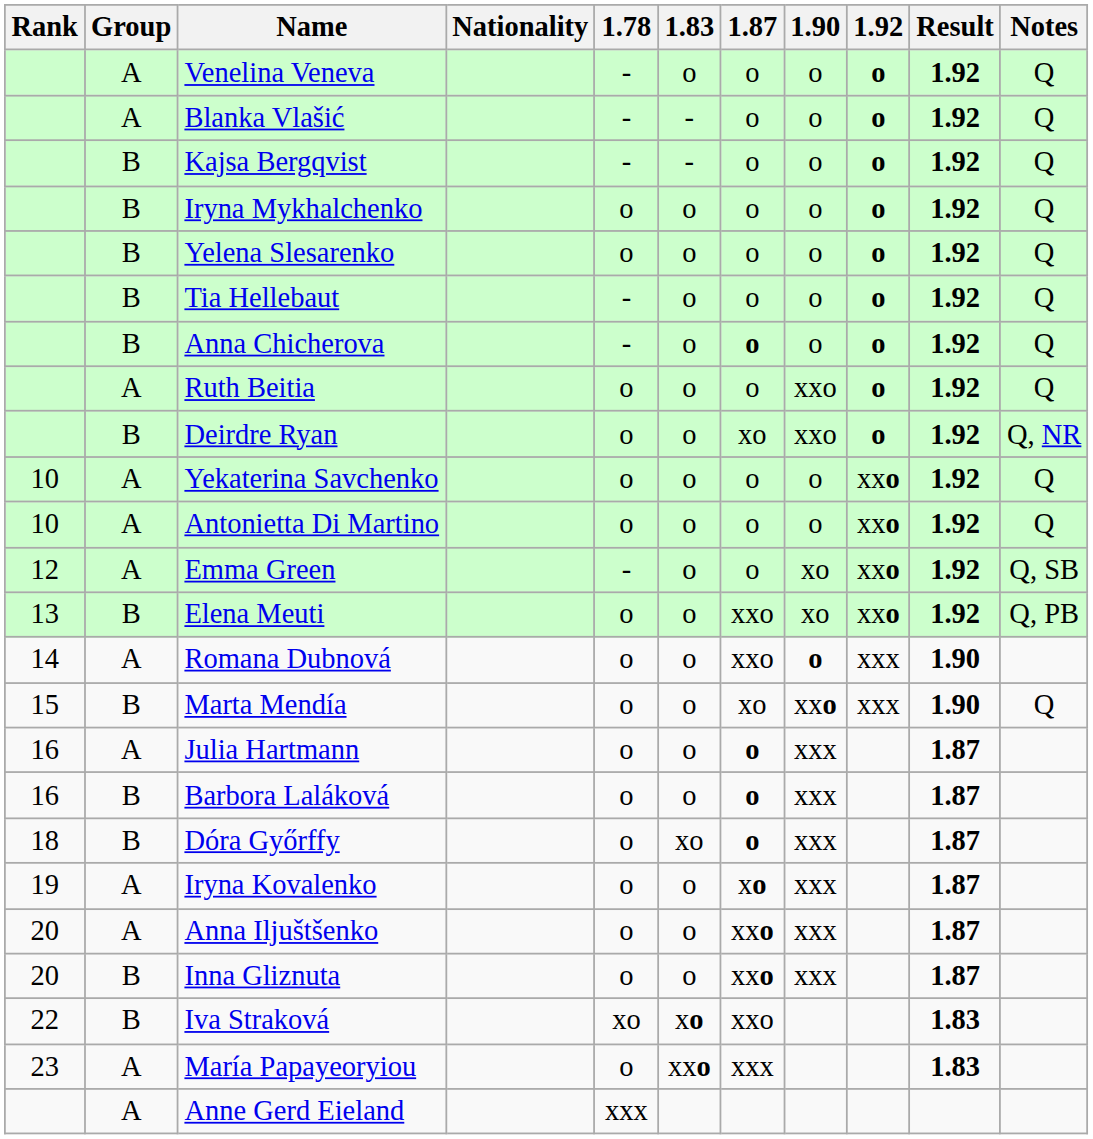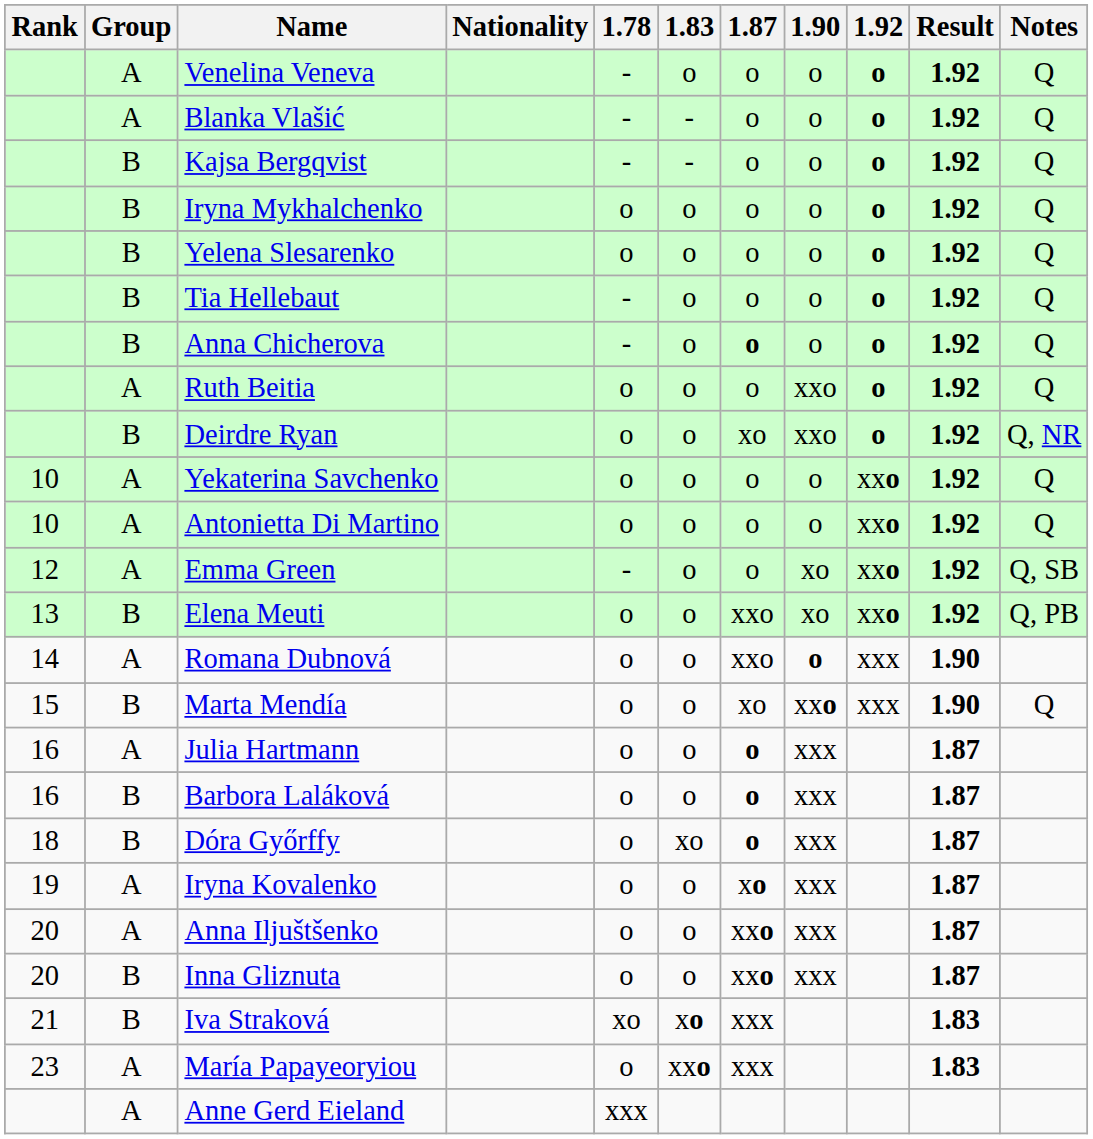(45, 1020) 22 -> (45, 1020) 21
(752, 1020) xxo -> (752, 1020) xxx
